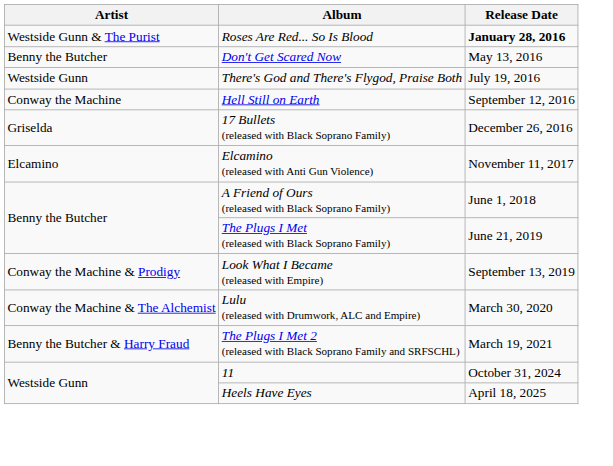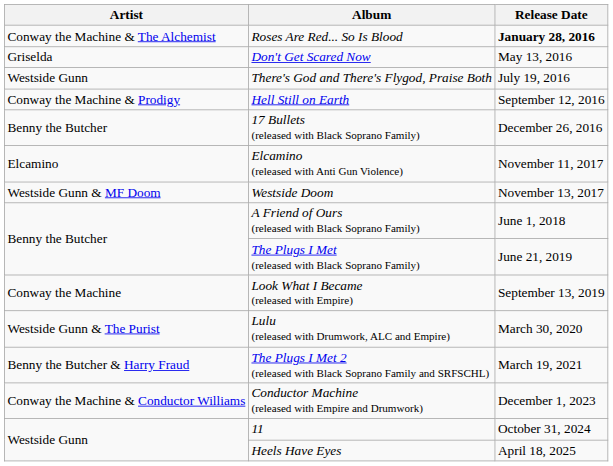(84, 36) Westside Gunn & The Purist -> (112, 36) Conway the Machine & The Alchemist
(57, 57) Benny the Butcher -> (30, 57) Griselda
(64, 99) Conway the Machine -> (94, 99) Conway the Machine & Prodigy
(30, 127) Griselda -> (57, 127) Benny the Butcher
+ row: (292, 192)
(94, 271) Conway the Machine & Prodigy -> (64, 292) Conway the Machine
(112, 307) Conway the Machine & The Alchemist -> (84, 328) Westside Gunn & The Purist
+ row: (337, 400)
